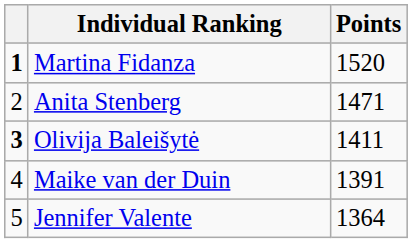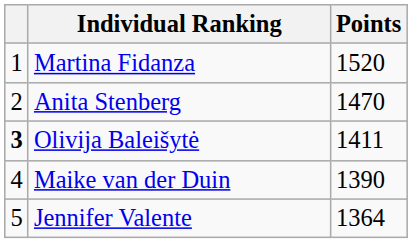(17, 62) bold -> (17, 62) normal
(360, 101) 1471 -> (360, 101) 1470
(360, 179) 1391 -> (360, 179) 1390
